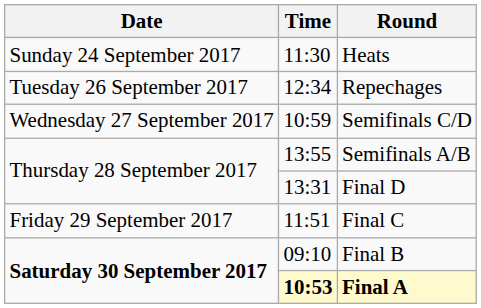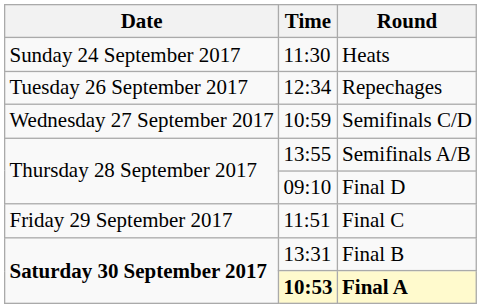(307, 187) 13:31 -> (307, 187) 09:10
(307, 253) 09:10 -> (307, 253) 13:31
